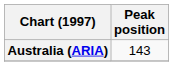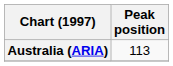(140, 50) 143 -> (140, 50) 113
